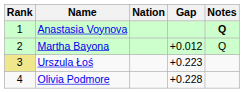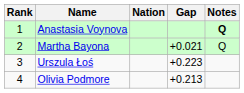(186, 46) +0.012 -> (186, 46) +0.021
(20, 63) khaki background -> (20, 63) no background
(186, 79) +0.228 -> (186, 79) +0.213
